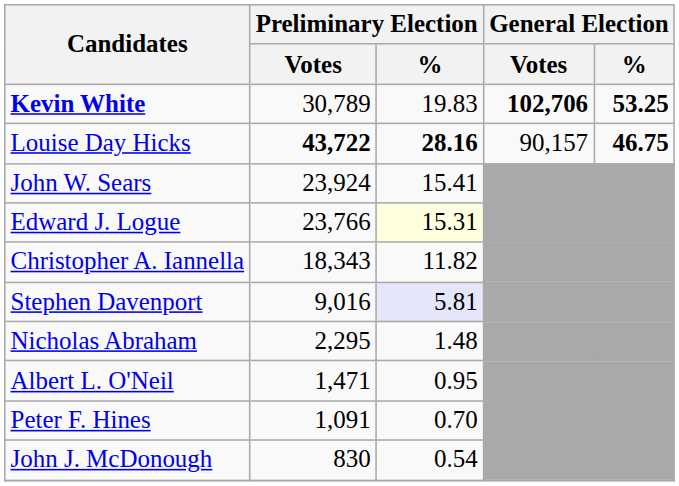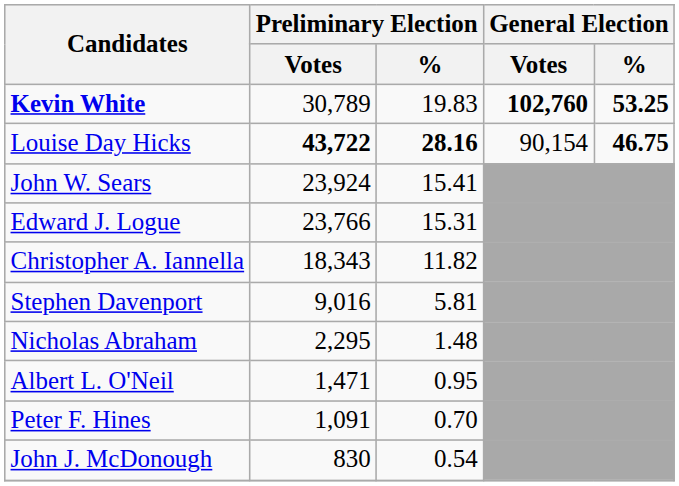(548, 103) 102,706 -> (548, 103) 102,760
(554, 143) 90,157 -> (554, 143) 90,154
(450, 222) lightyellow background -> (450, 222) no background
(456, 301) lavender background -> (456, 301) no background
